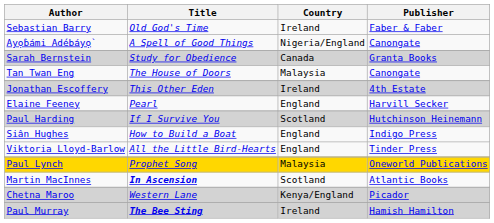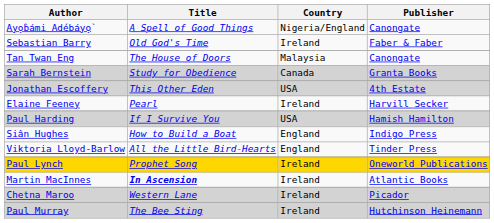rows swapped: (49, 42) <-> (49, 27)
rows swapped: (49, 58) <-> (40, 73)
(300, 88) Ireland -> (289, 88) USA
(300, 104) England -> (300, 104) Ireland
(303, 119) Scotland -> (289, 119) USA
(426, 119) Hutchinson Heinemann -> (412, 119) Hamish Hamilton
(303, 165) Malaysia -> (300, 165) Ireland
(303, 180) Scotland -> (300, 180) Ireland
(317, 195) Kenya/England -> (300, 195) Ireland
(166, 210) bold -> (166, 210) normal
(412, 210) Hamish Hamilton -> (426, 210) Hutchinson Heinemann
